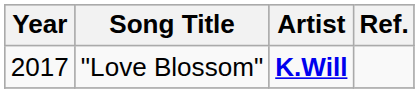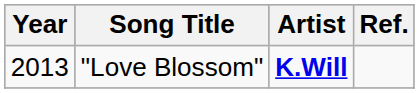(40, 66) 2017 -> (40, 66) 2013
